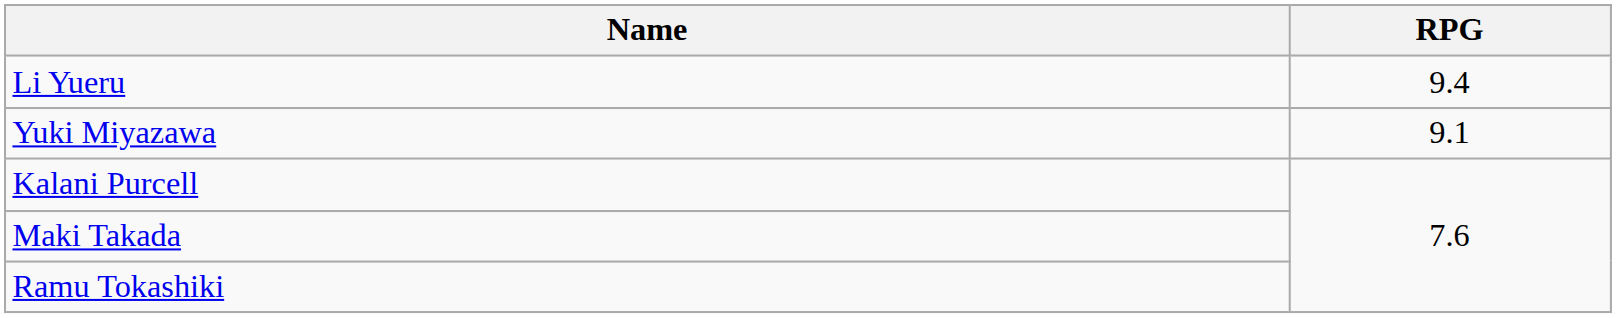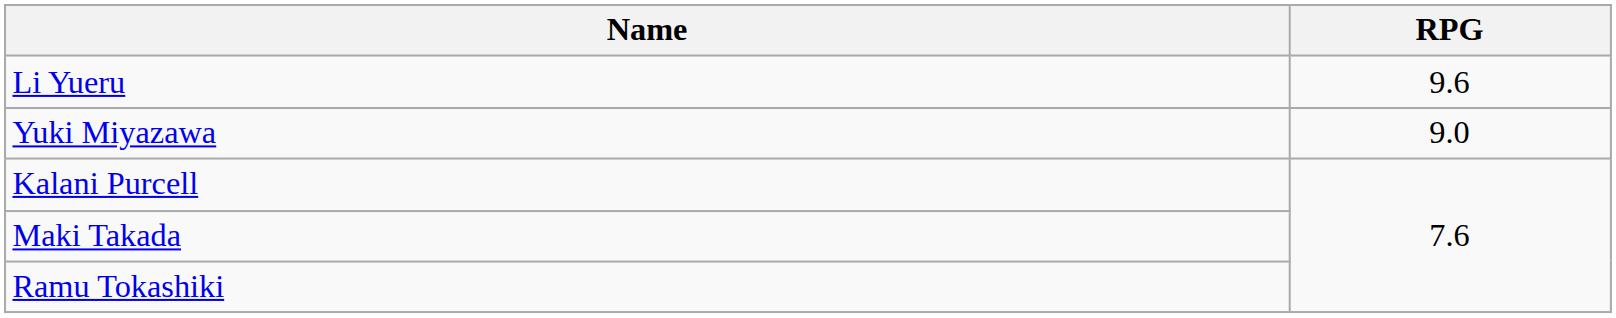(1450, 81) 9.4 -> (1450, 81) 9.6
(1450, 132) 9.1 -> (1450, 132) 9.0
